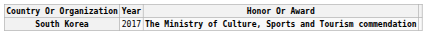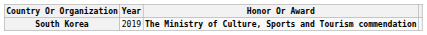(131, 24) 2017 -> (131, 24) 2019
